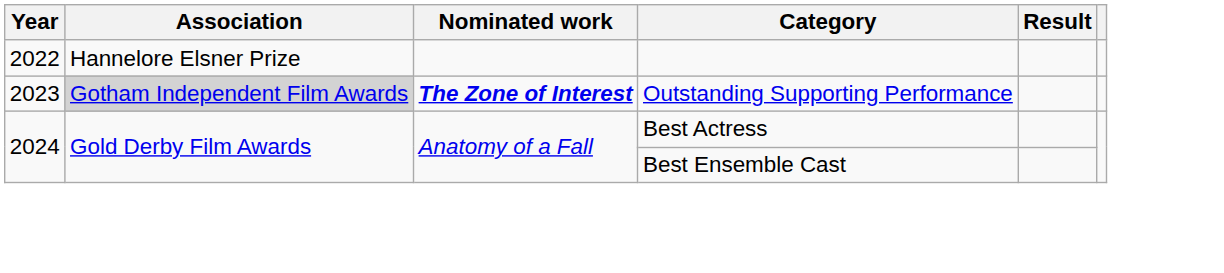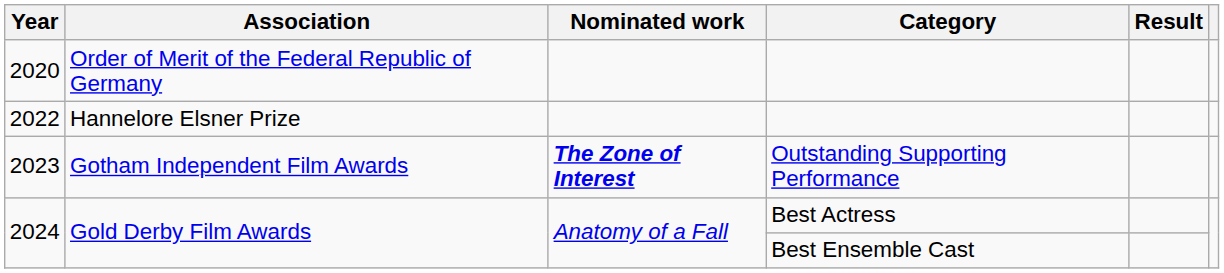+ row: (35, 70)
(239, 93) lightgrey background -> (239, 166) no background
